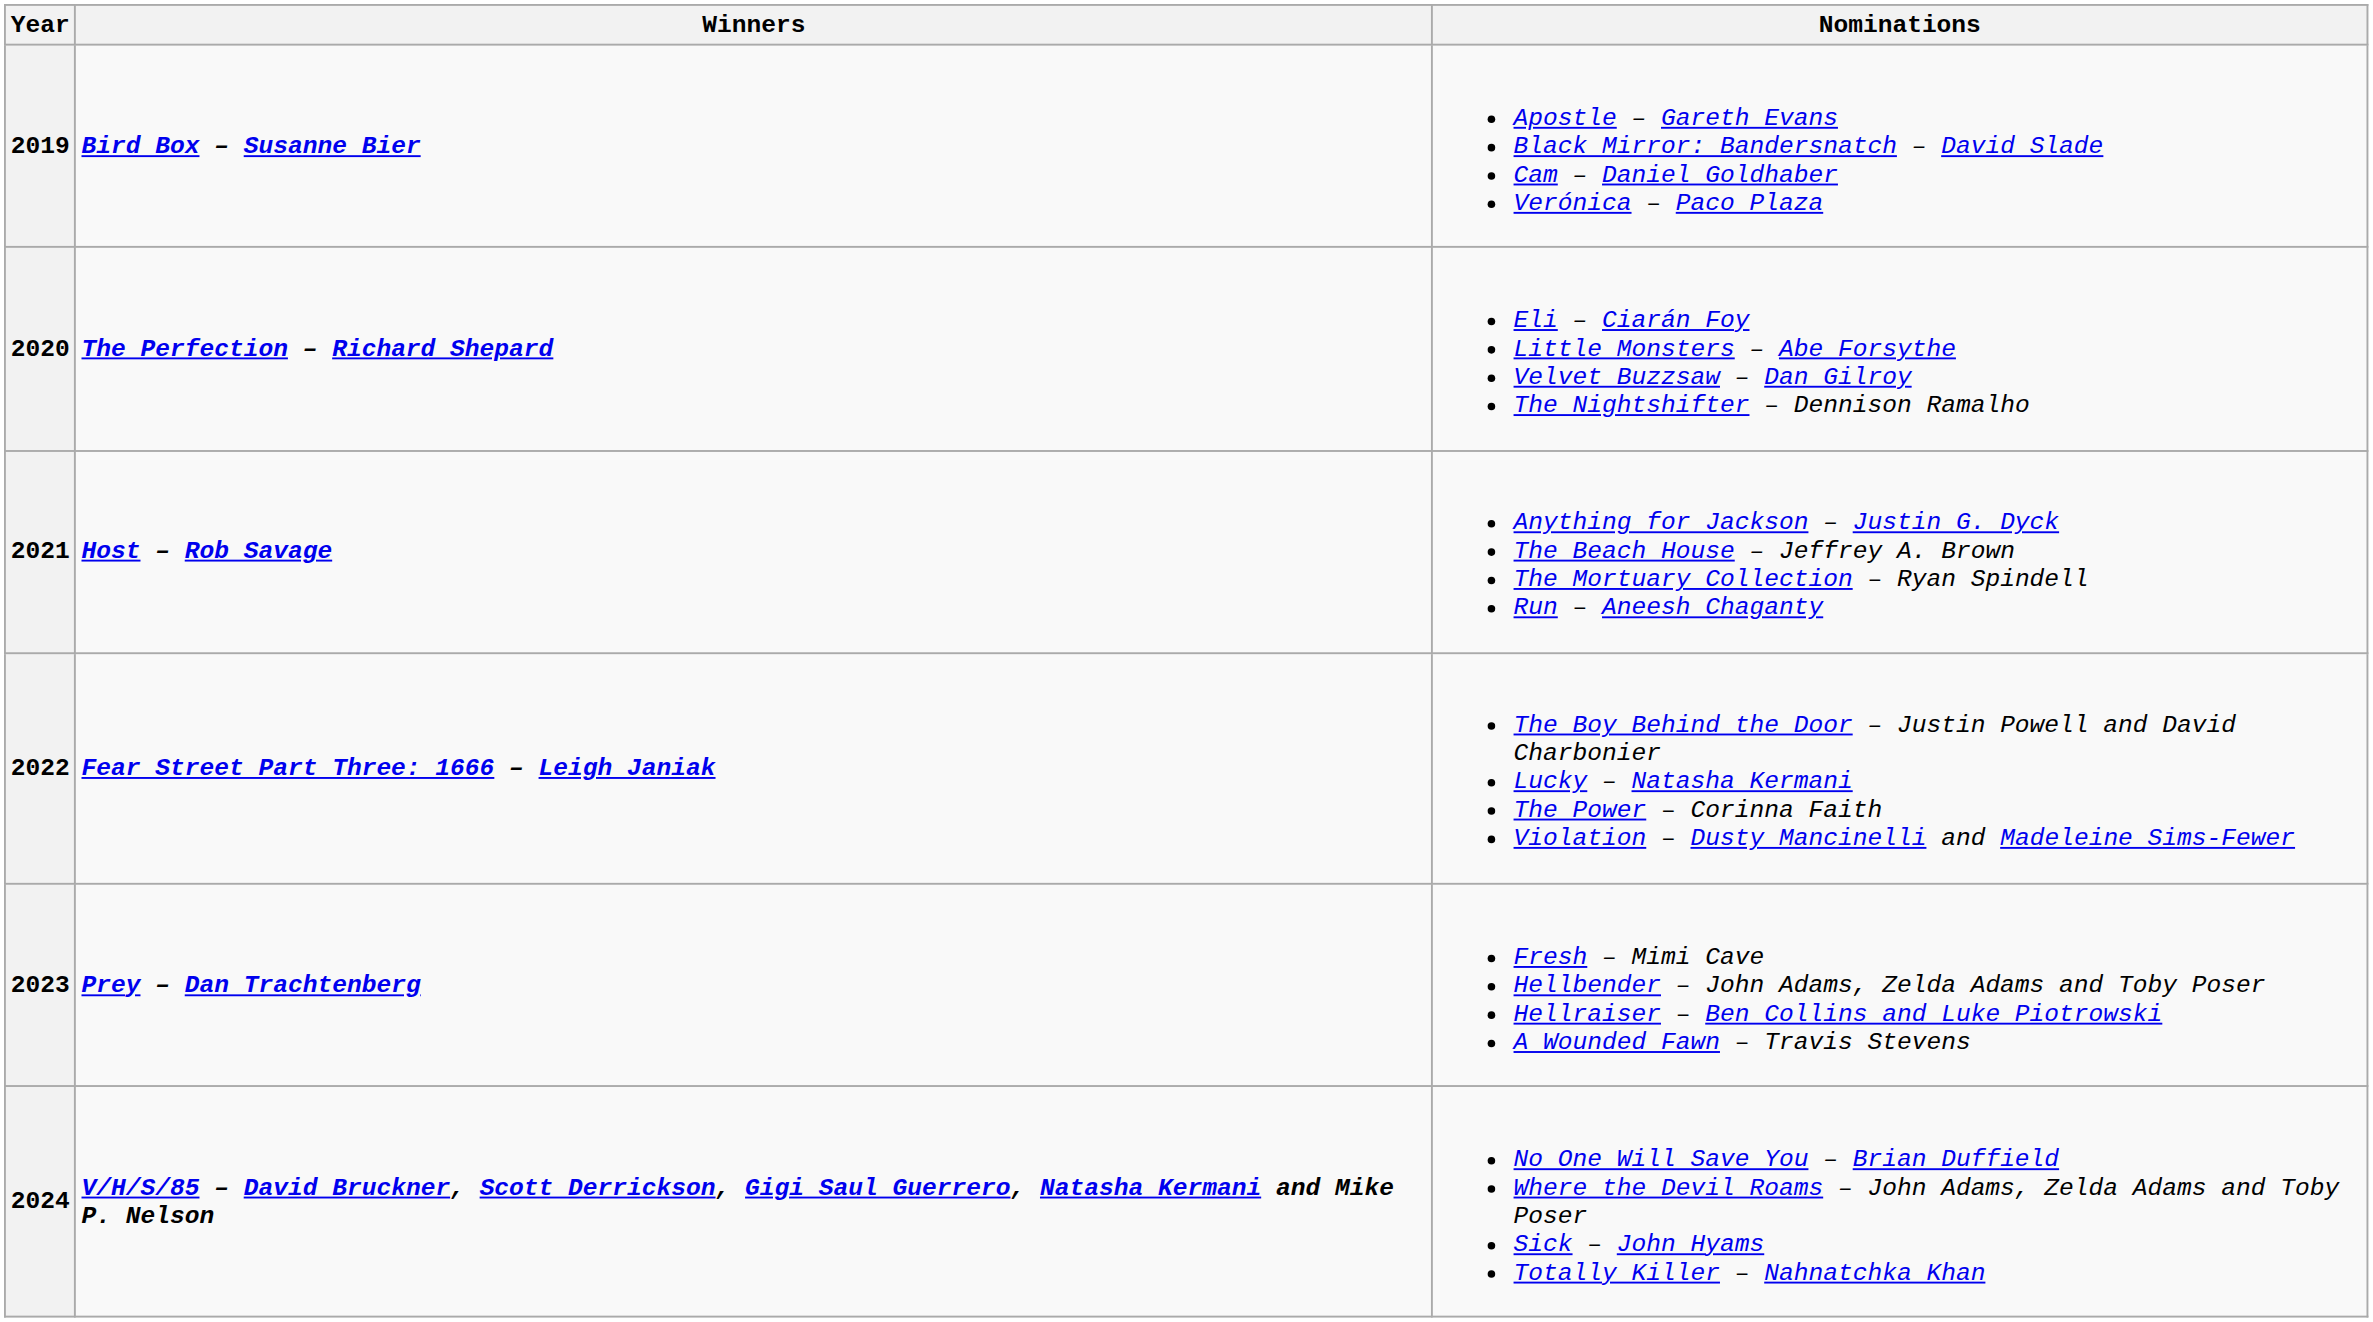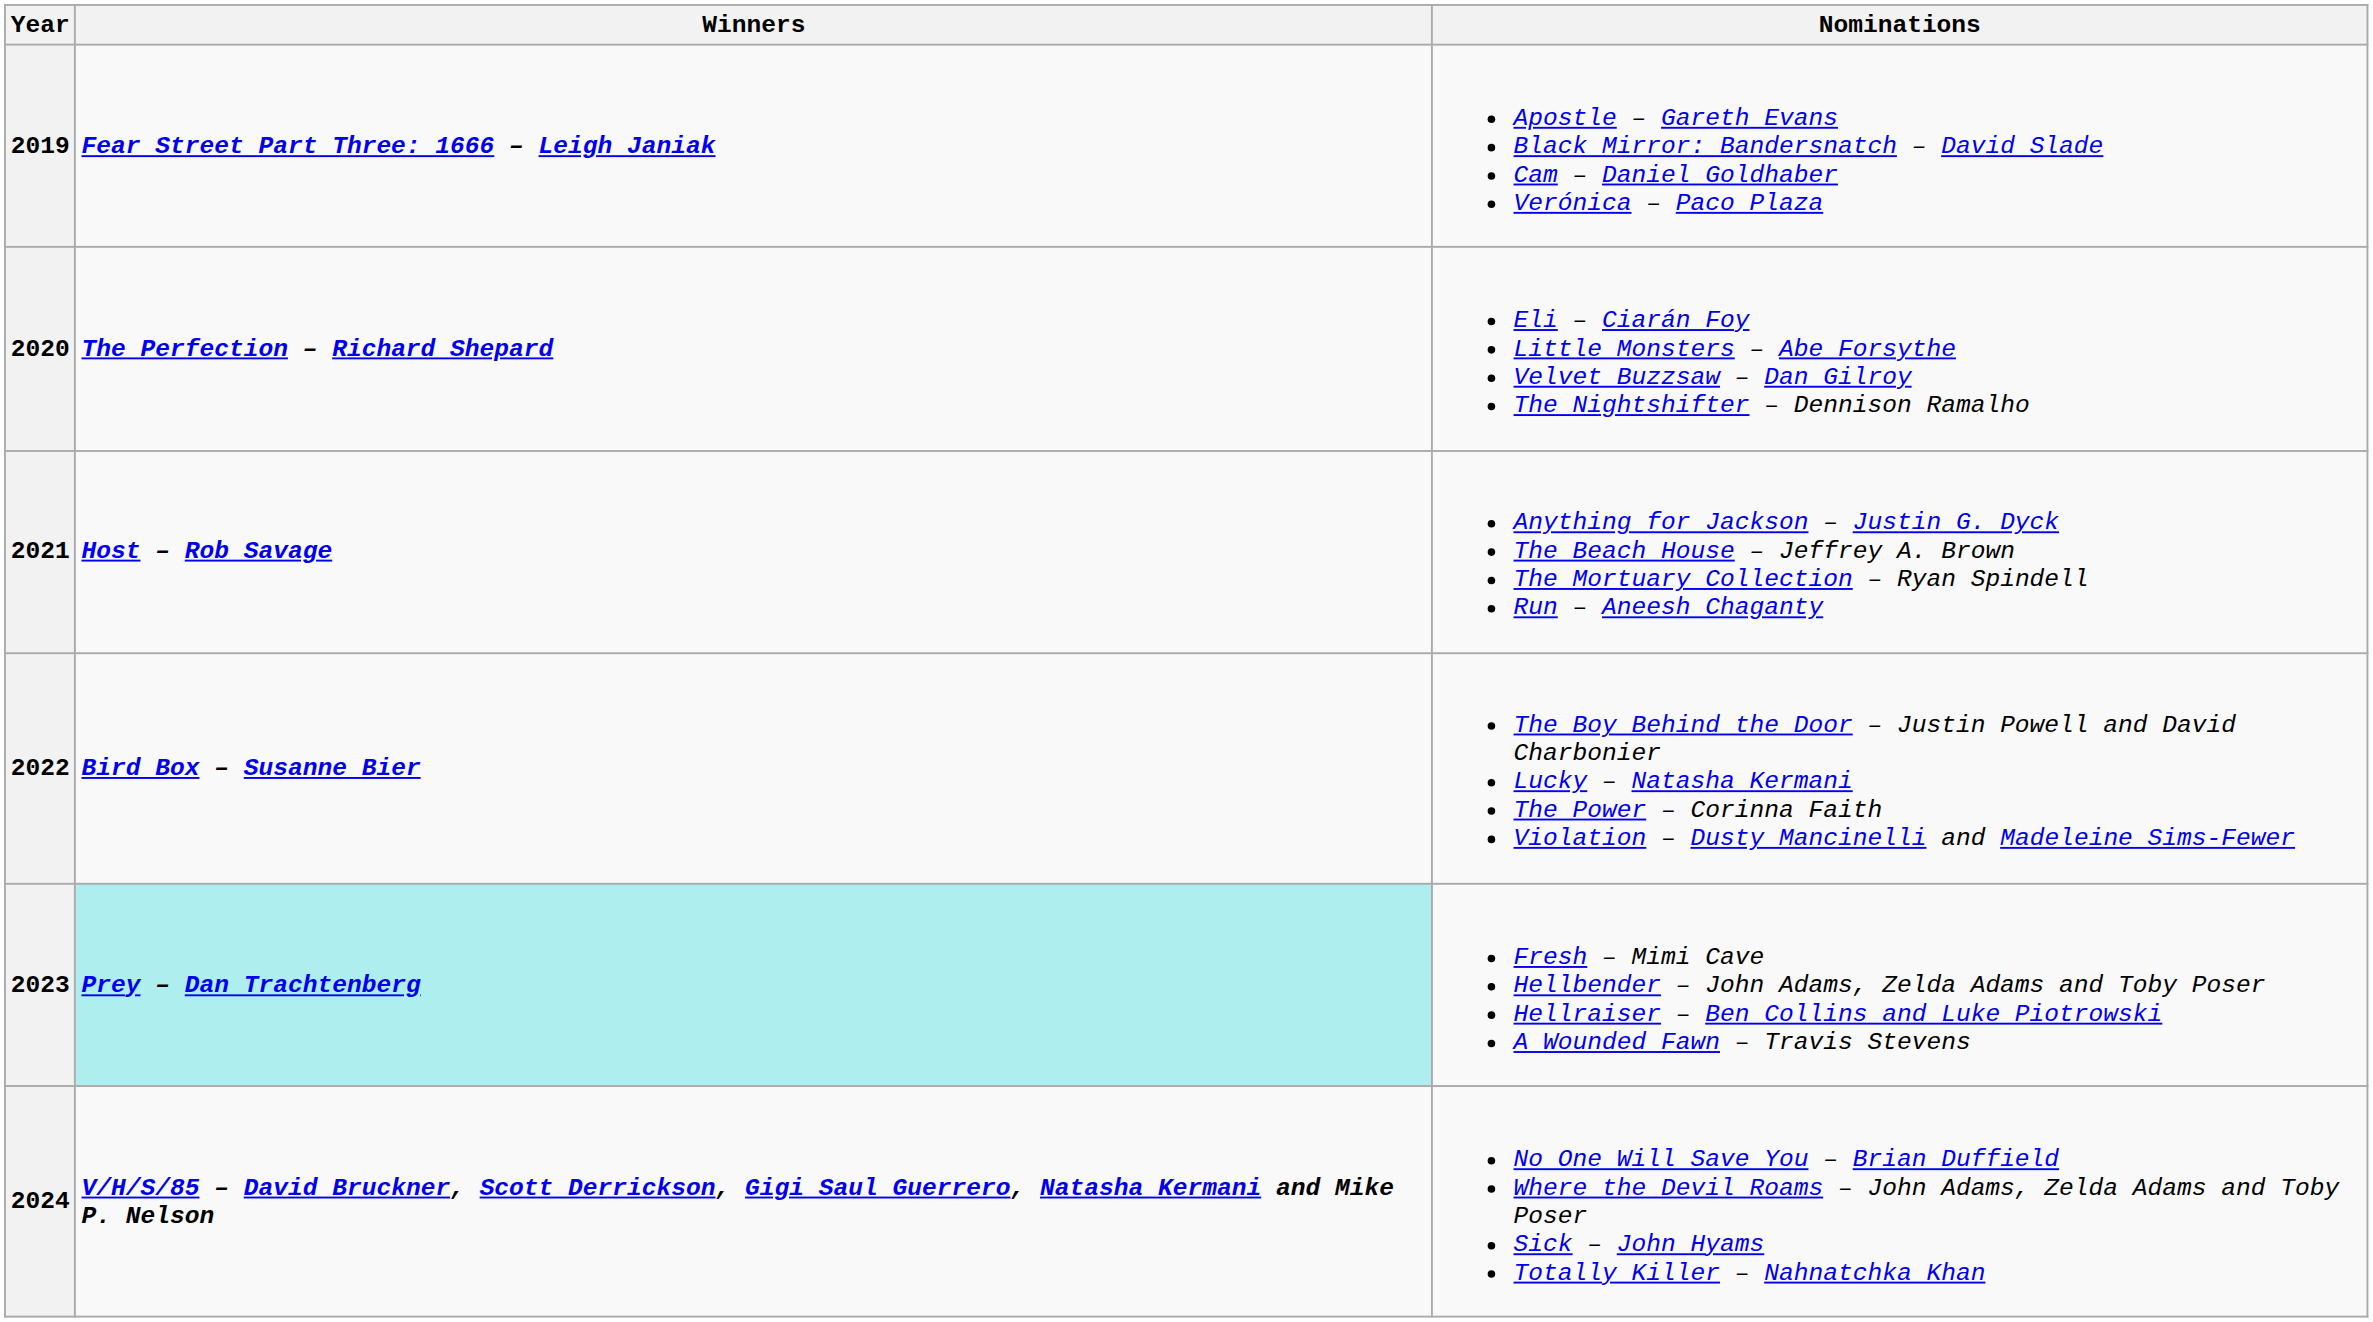(251, 146) Bird Box – Susanne Bier -> (399, 146) Fear Street Part Three: 1666 – Leigh Janiak
(399, 768) Fear Street Part Three: 1666 – Leigh Janiak -> (251, 768) Bird Box – Susanne Bier
(251, 985) no background -> (251, 985) paleturquoise background
